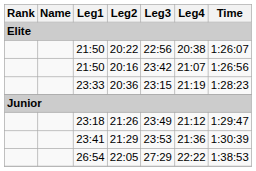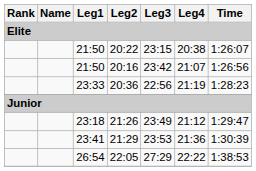(158, 49) 22:56 -> (158, 49) 23:15
(158, 85) 23:15 -> (158, 85) 22:56
